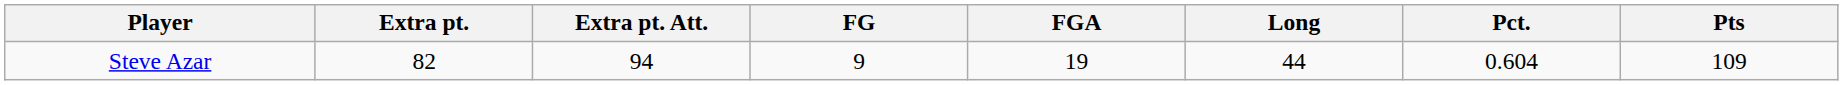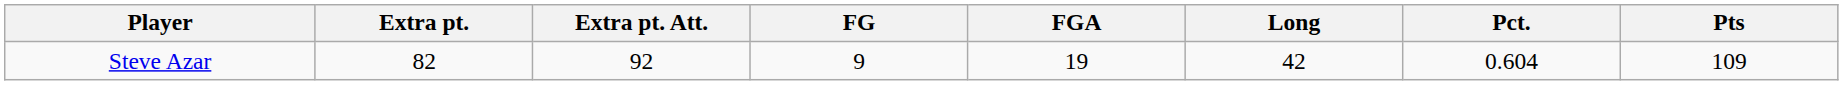(642, 60) 94 -> (642, 60) 92
(1294, 60) 44 -> (1294, 60) 42
